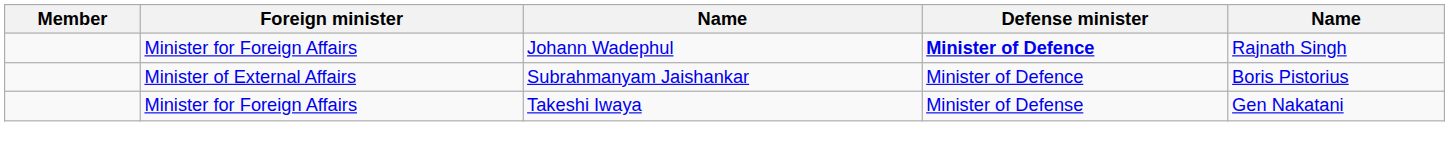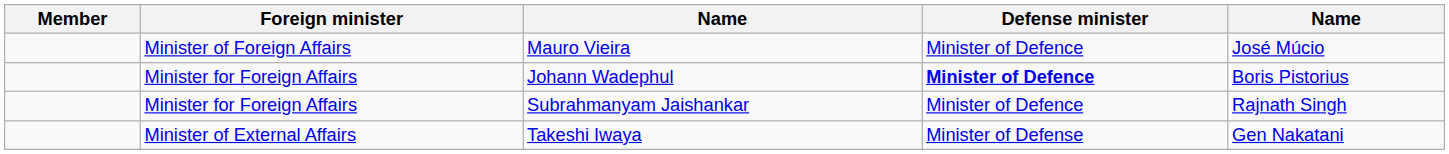+ row: (579, 47)
(1289, 47) Rajnath Singh -> (1290, 76) Boris Pistorius
(250, 76) Minister of External Affairs -> (251, 105) Minister for Foreign Affairs
(1290, 76) Boris Pistorius -> (1289, 105) Rajnath Singh
(251, 105) Minister for Foreign Affairs -> (250, 134) Minister of External Affairs
